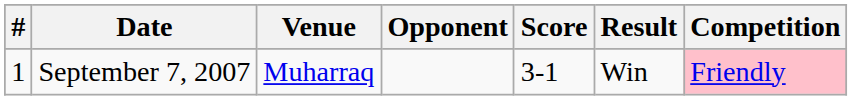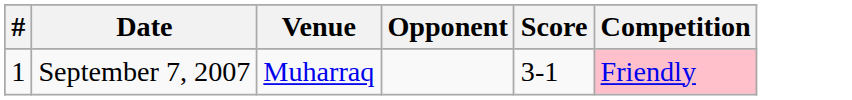- column: (639, 26)
